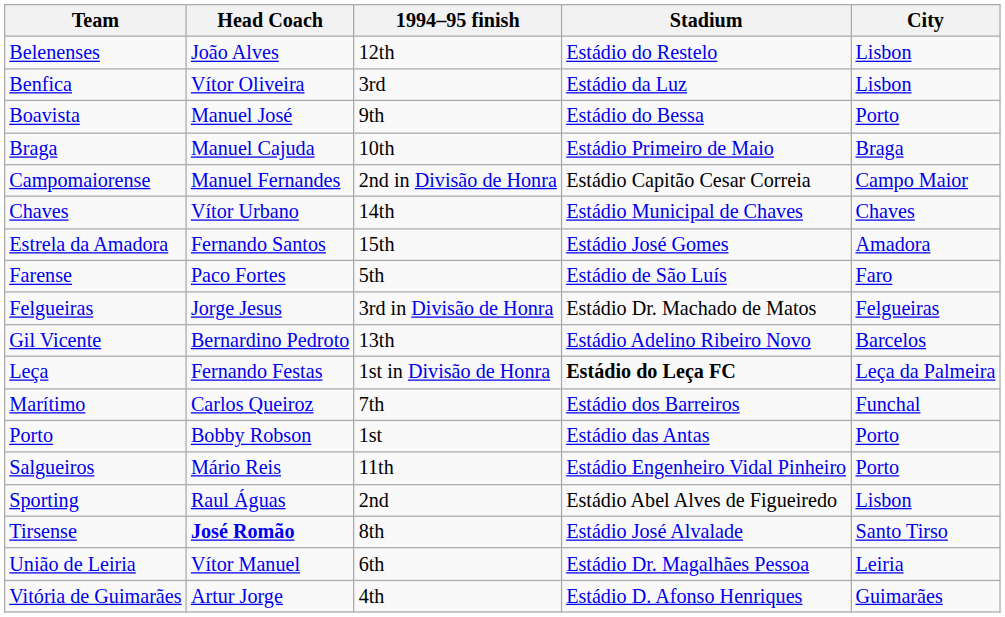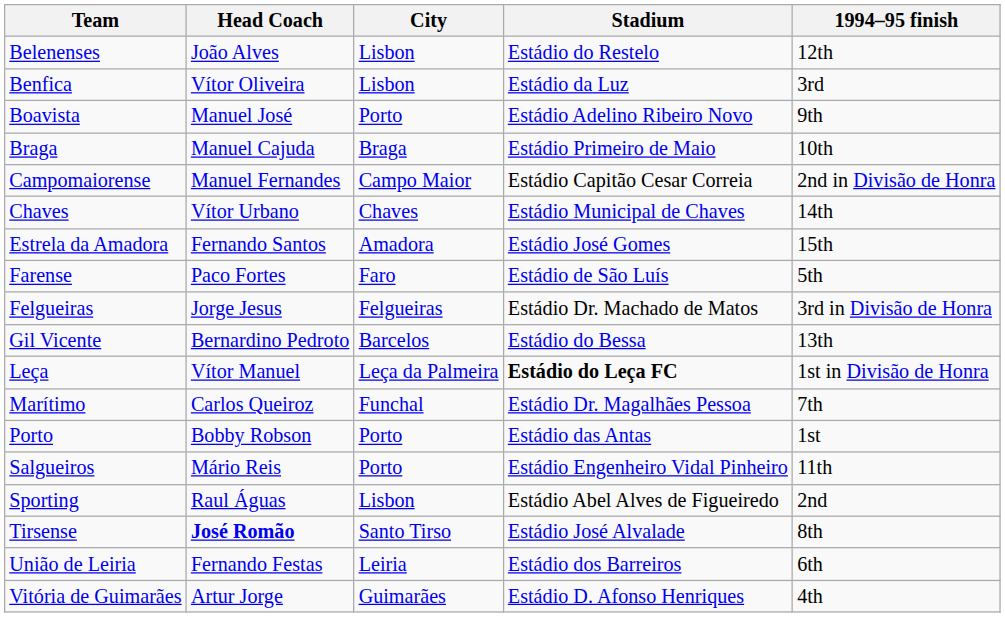columns swapped: (925, 20) <-> (458, 20)
(635, 116) Estádio do Bessa -> (630, 116) Estádio Adelino Ribeiro Novo
(688, 340) Estádio Adelino Ribeiro Novo -> (577, 340) Estádio do Bessa
(257, 372) Fernando Festas -> (245, 372) Vítor Manuel
(653, 404) Estádio dos Barreiros -> (629, 404) Estádio Dr. Magalhães Pessoa
(245, 564) Vítor Manuel -> (257, 564) Fernando Festas
(688, 564) Estádio Dr. Magalhães Pessoa -> (595, 564) Estádio dos Barreiros
